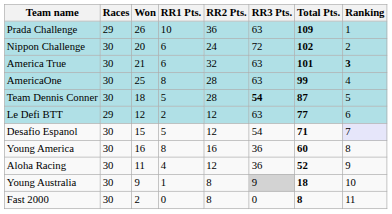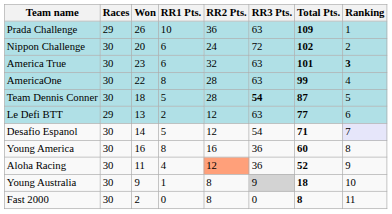(140, 64) 21 -> (140, 64) 23
(140, 81) 25 -> (140, 81) 22
(140, 115) 12 -> (140, 115) 13
(140, 132) 15 -> (140, 132) 14
(212, 166) no background -> (212, 166) lightsalmon background
